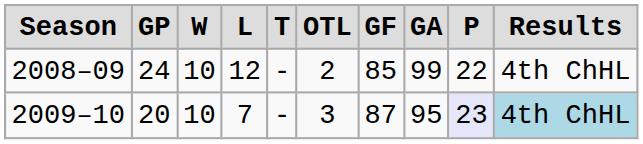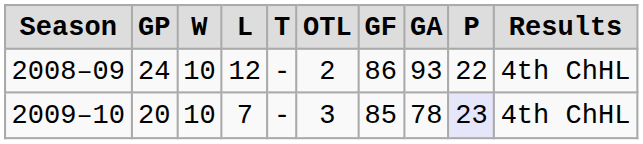(381, 71) 85 -> (381, 71) 86
(426, 71) 99 -> (426, 71) 93
(381, 115) 87 -> (381, 115) 85
(426, 115) 95 -> (426, 115) 78
(566, 115) lightblue background -> (566, 115) no background
